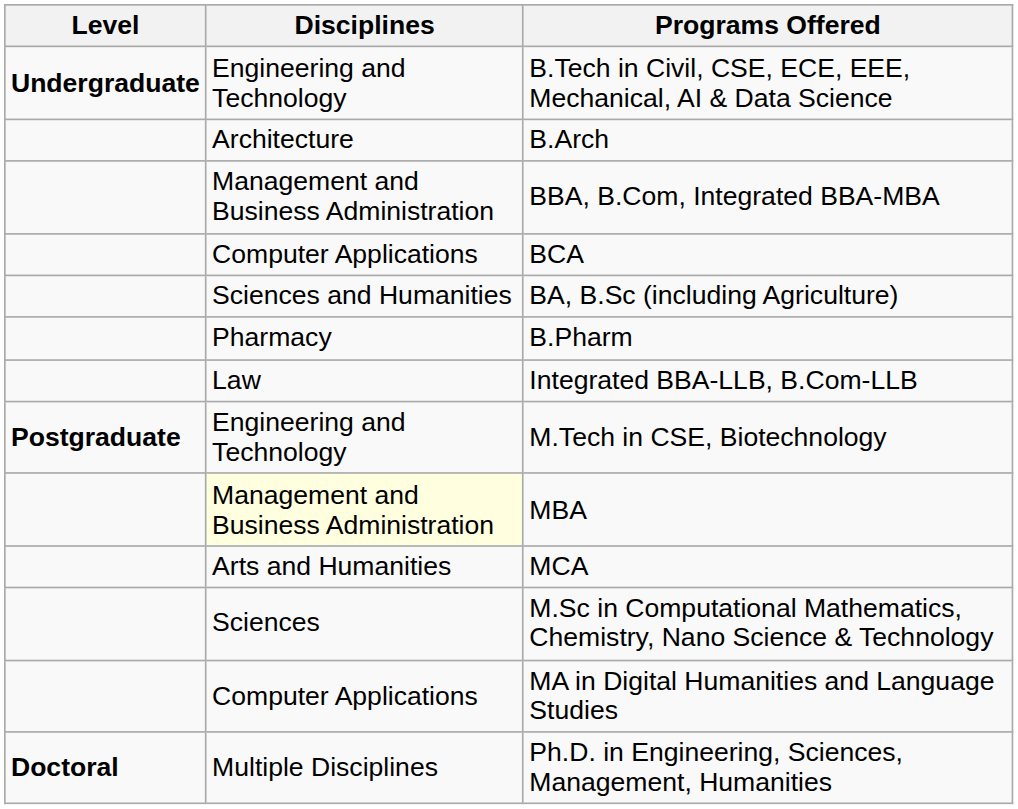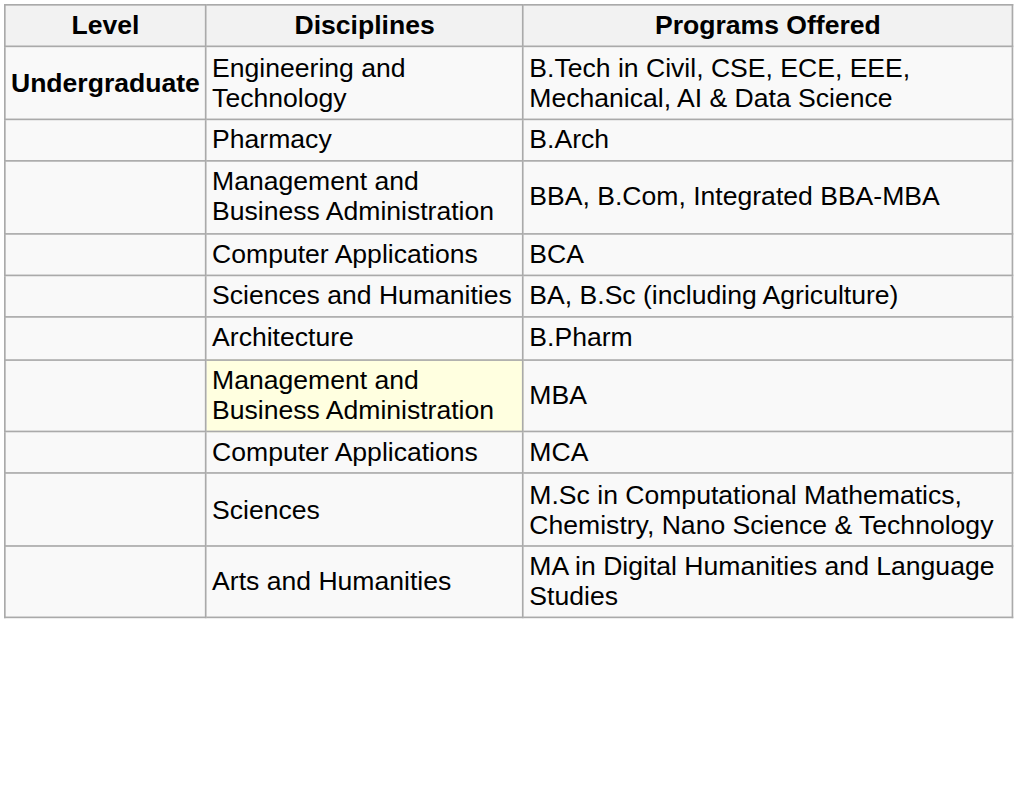(283, 139) Architecture -> (272, 139) Pharmacy
(272, 338) Pharmacy -> (283, 338) Architecture
- row: (724, 380)
- row: (708, 437)
(332, 566) Arts and Humanities -> (345, 452) Computer Applications
(345, 695) Computer Applications -> (332, 581) Arts and Humanities
- row: (716, 767)
